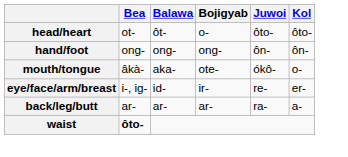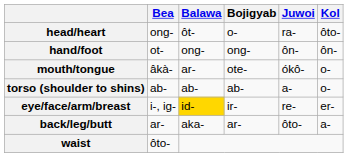(128, 32) ot- -> (162, 32) ong-
(263, 32) ôto- -> (289, 32) ra-
(133, 50) ong- -> (157, 50) ot-
(164, 69) aka- -> (188, 69) ar-
+ row: (76, 87)
(159, 87) no background -> (188, 106) gold background
(160, 106) ar- -> (193, 124) aka-
(260, 106) ra- -> (292, 124) ôto-
(133, 124) bold -> (160, 143) normal
